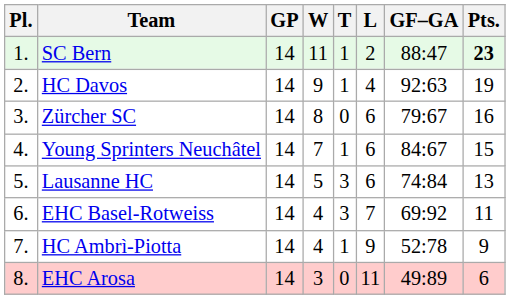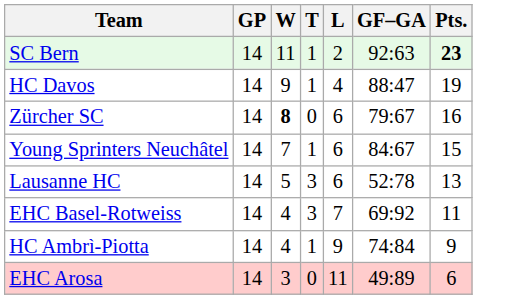- column: (21, 20)
(424, 52) 88:47 -> (391, 52) 92:63
(424, 85) 92:63 -> (391, 85) 88:47
(318, 117) normal -> (286, 117) bold
(424, 181) 74:84 -> (391, 181) 52:78
(424, 246) 52:78 -> (391, 246) 74:84
